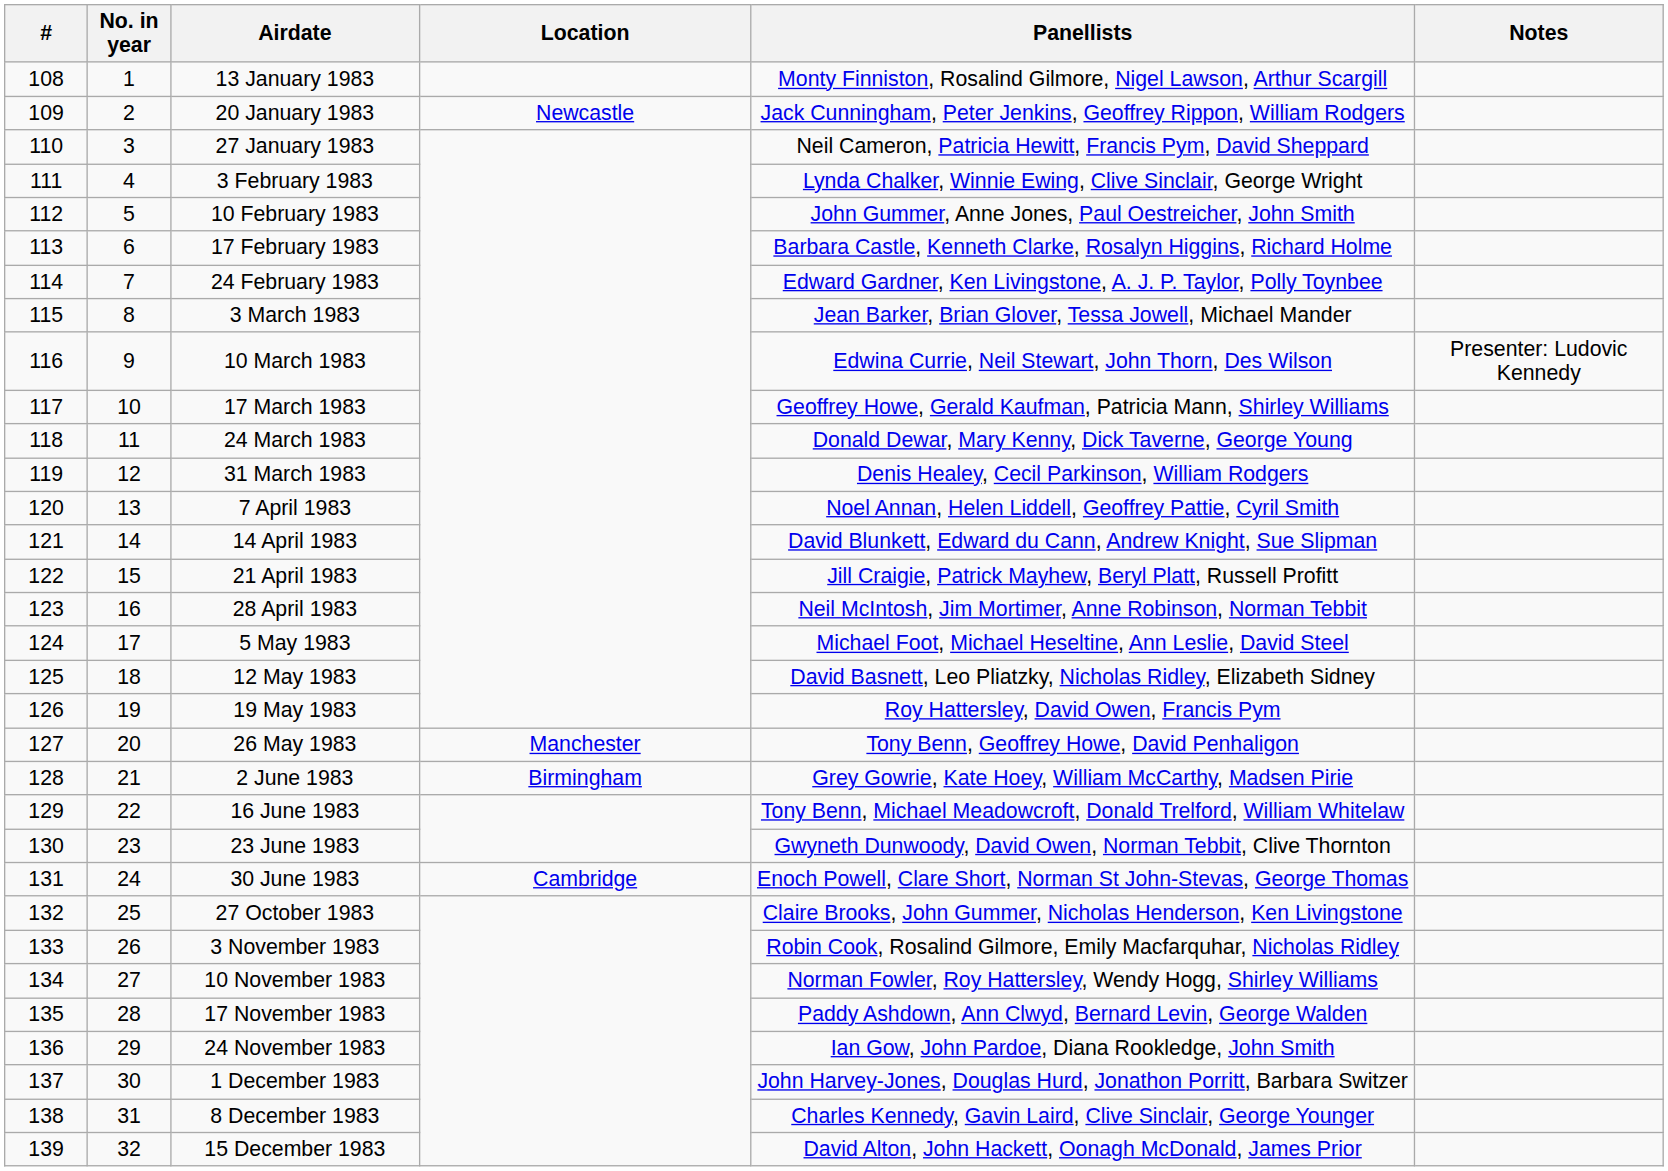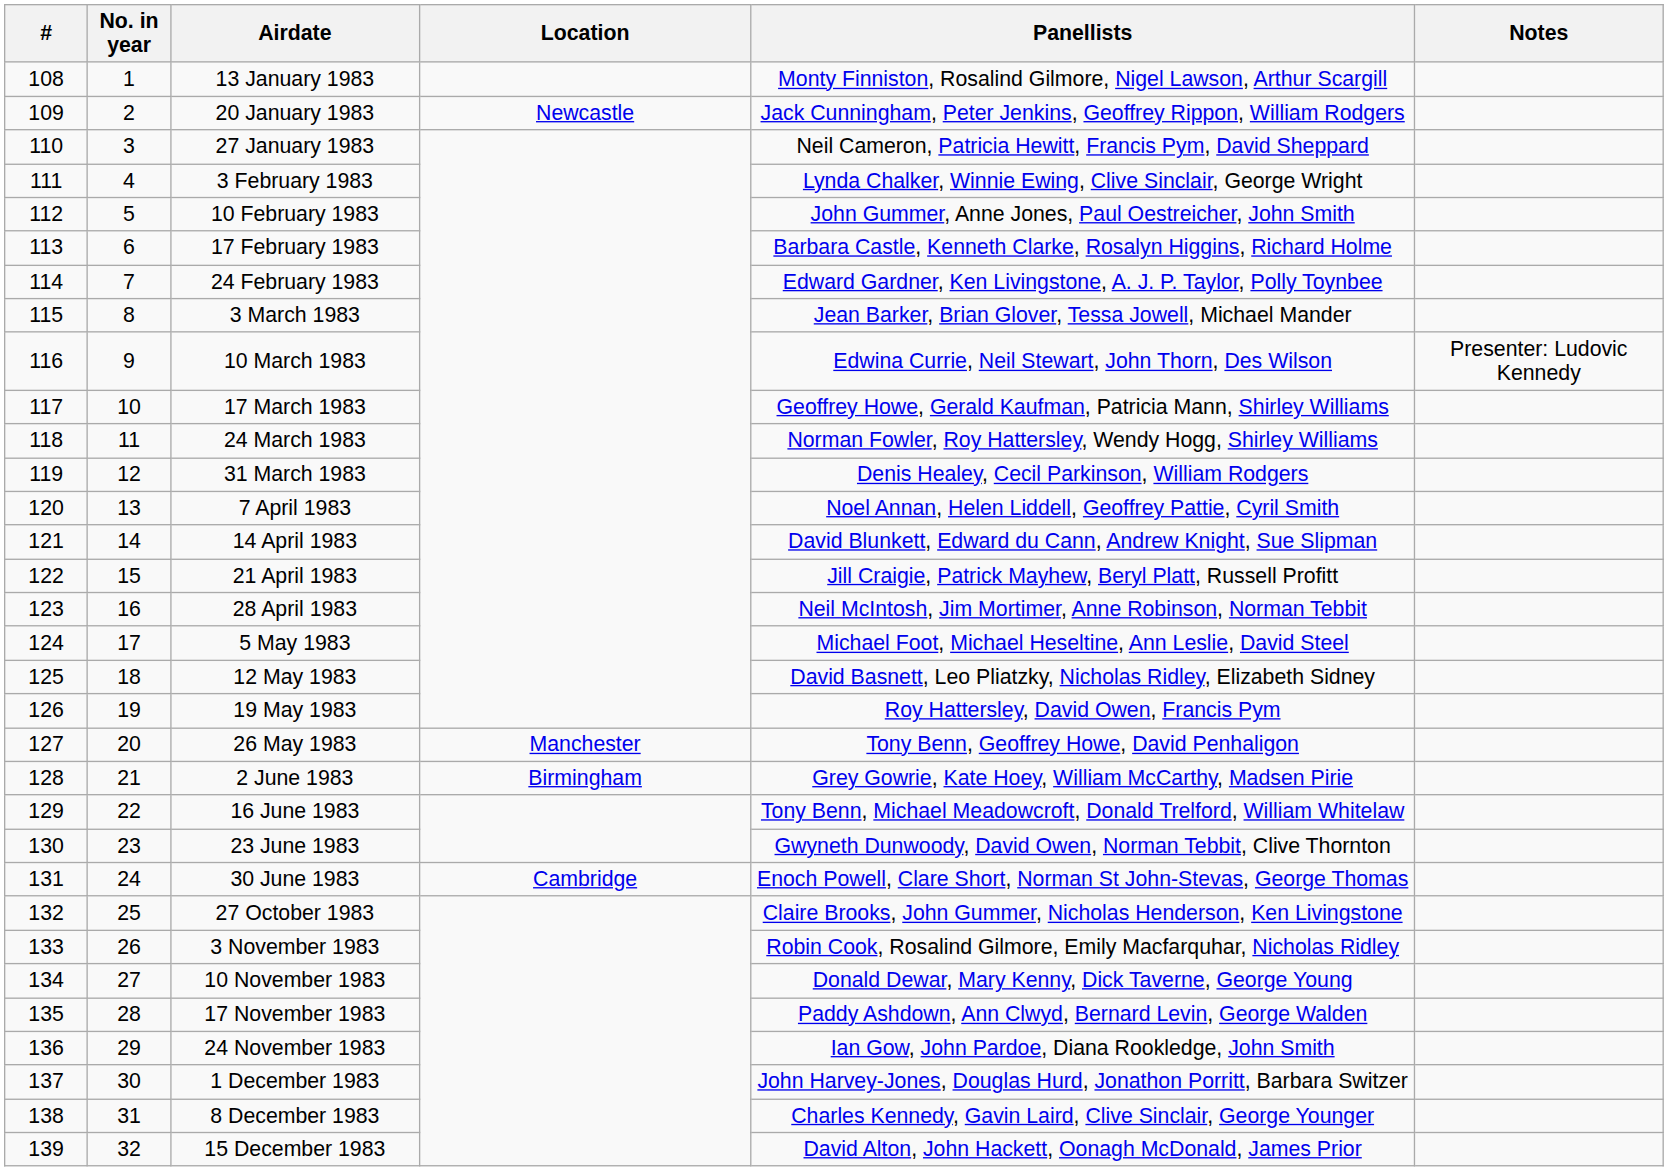(1083, 440) Donald Dewar, Mary Kenny, Dick Taverne, George Young -> (1083, 440) Norman Fowler, Roy Hattersley, Wendy Hogg, Shirley Williams
(1083, 980) Norman Fowler, Roy Hattersley, Wendy Hogg, Shirley Williams -> (1083, 980) Donald Dewar, Mary Kenny, Dick Taverne, George Young
